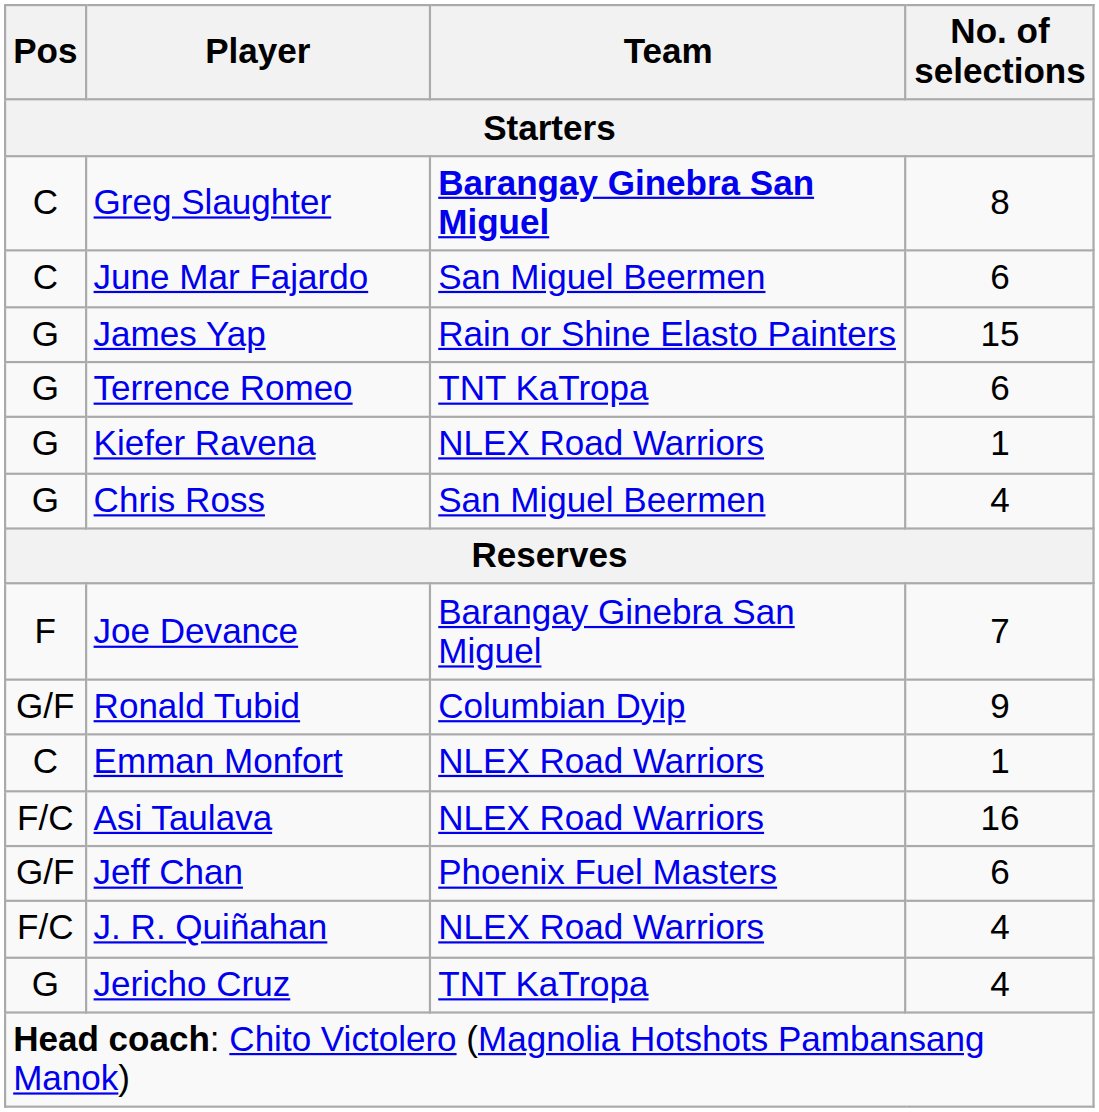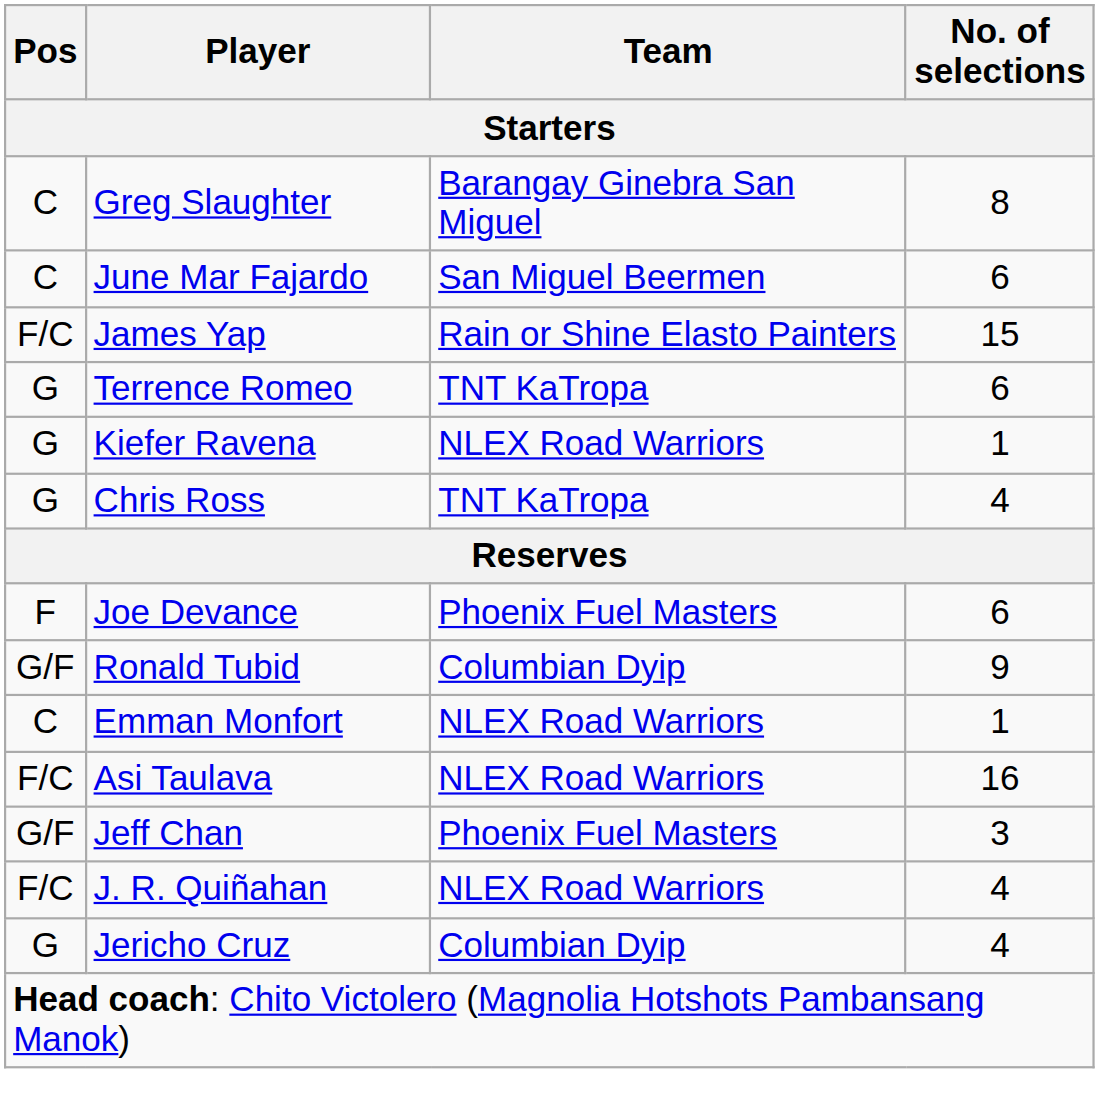(626, 202) bold -> (616, 202) normal
(45, 333) G -> (45, 333) F/C
(602, 500) San Miguel Beermen -> (543, 500) TNT KaTropa
(616, 630) Barangay Ginebra San Miguel -> (608, 611) Phoenix Fuel Masters
(1000, 630) 7 -> (1000, 611) 6
(1000, 872) 6 -> (1000, 833) 3
(543, 984) TNT KaTropa -> (562, 944) Columbian Dyip
